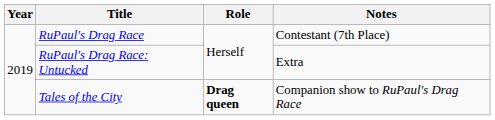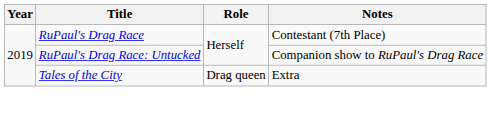(290, 62) Extra -> (377, 55) Companion show to RuPaul's Drag Race
(223, 97) bold -> (236, 75) normal
(367, 97) Companion show to RuPaul's Drag Race -> (285, 75) Extra
